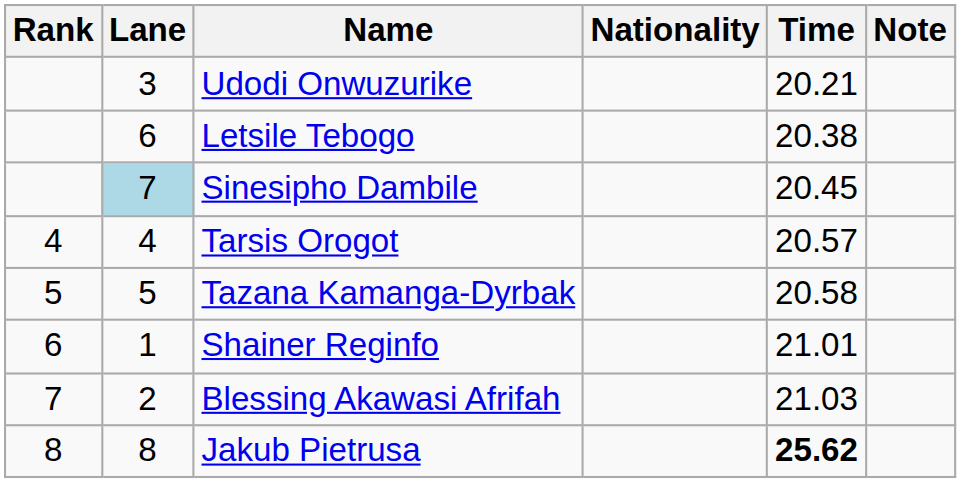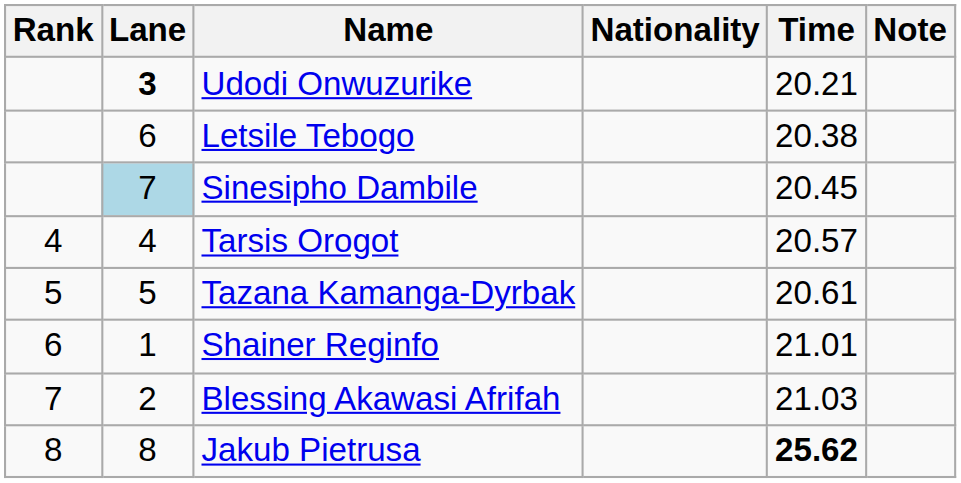(148, 83) normal -> (148, 83) bold
(817, 293) 20.58 -> (817, 293) 20.61
